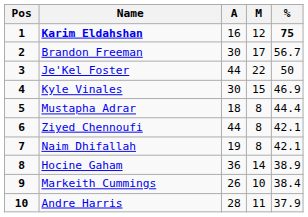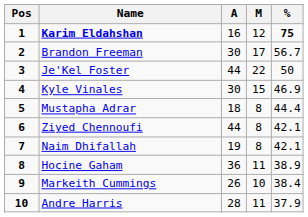(259, 165) 14 -> (259, 165) 11
